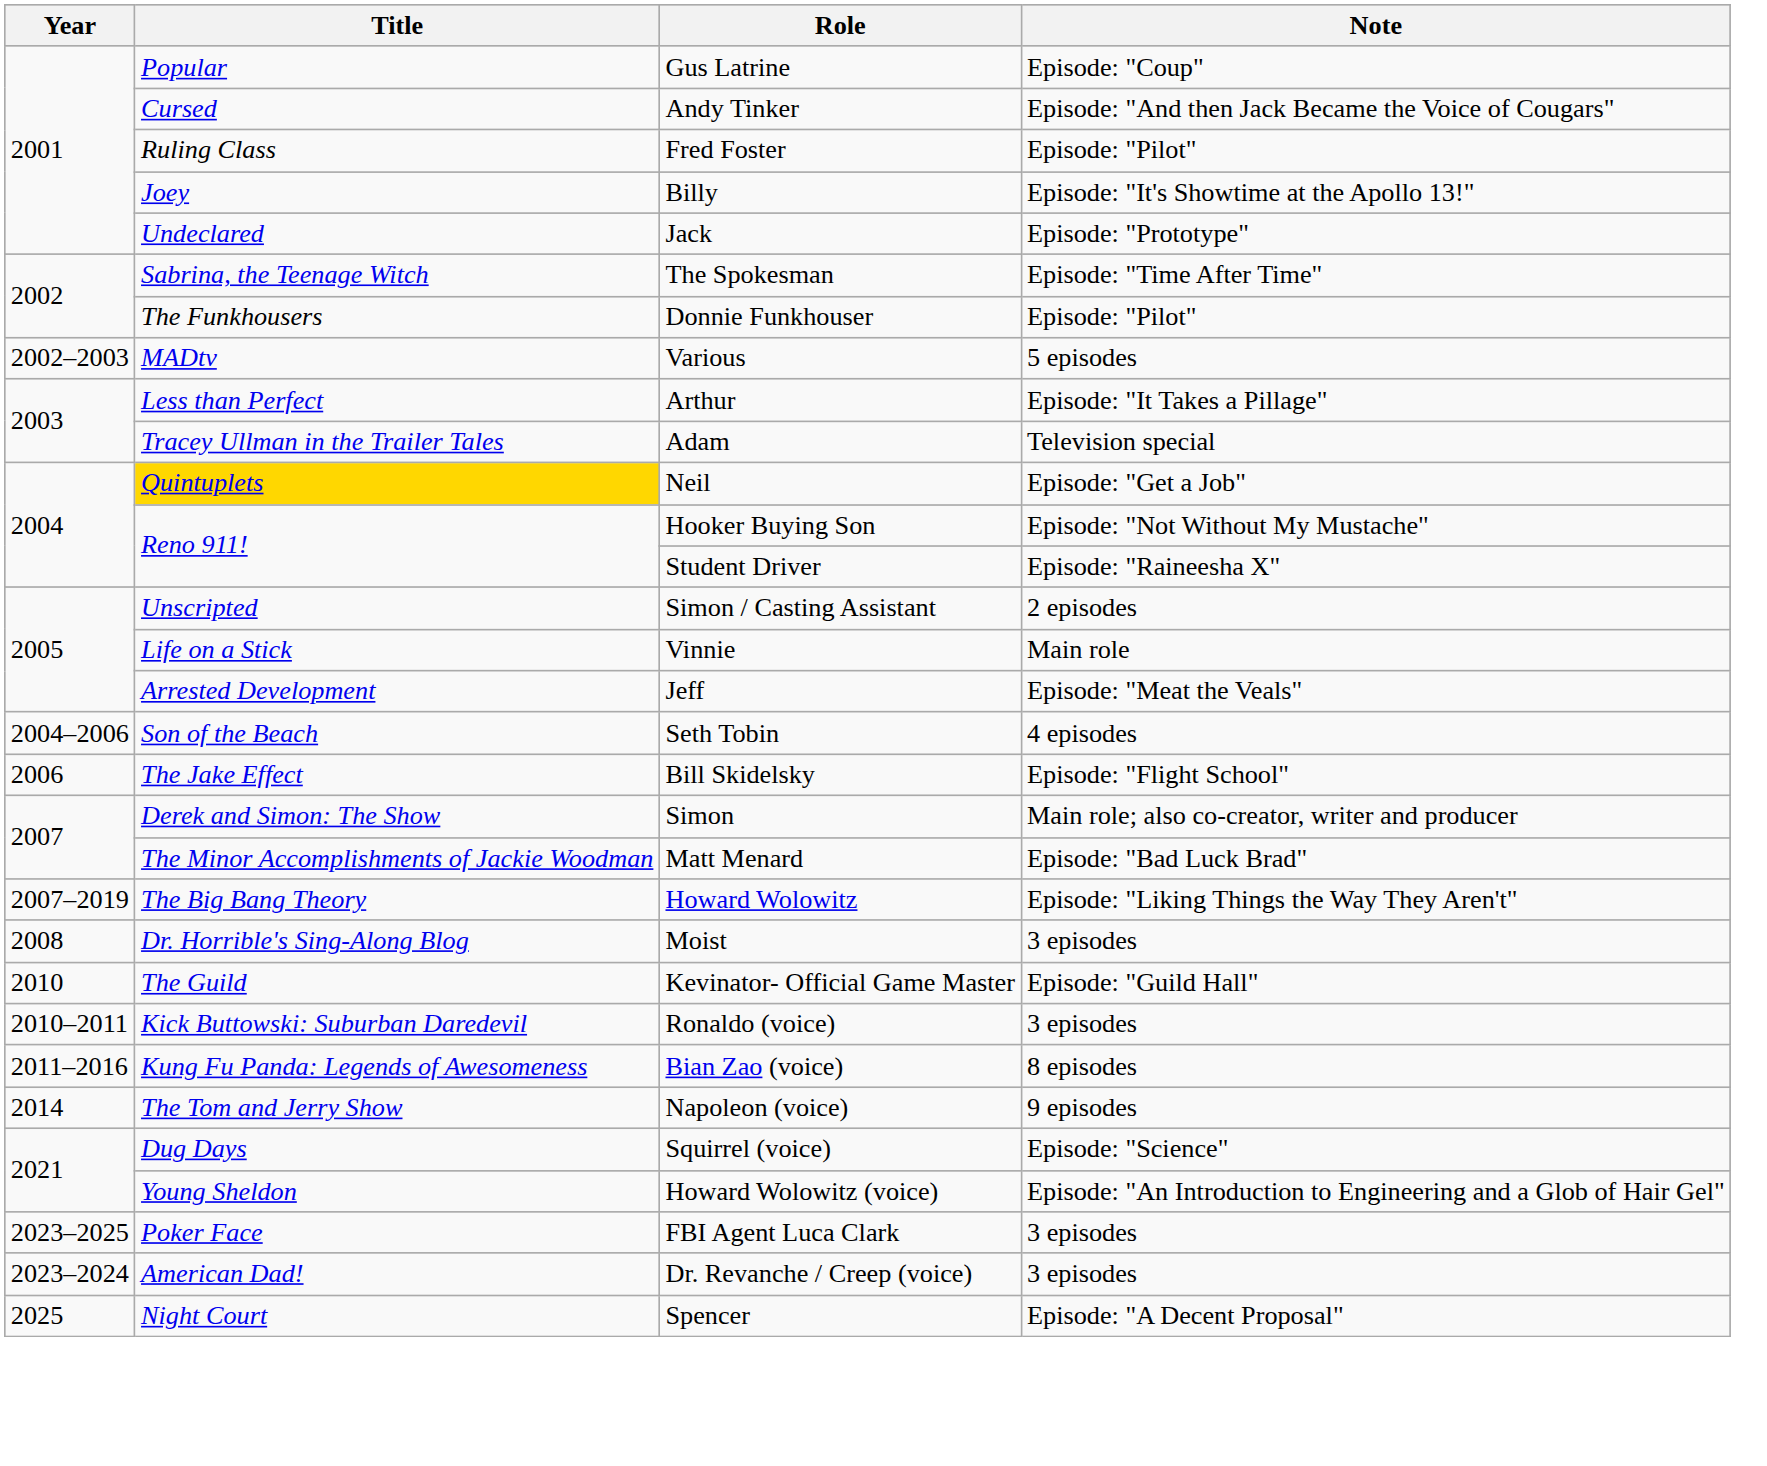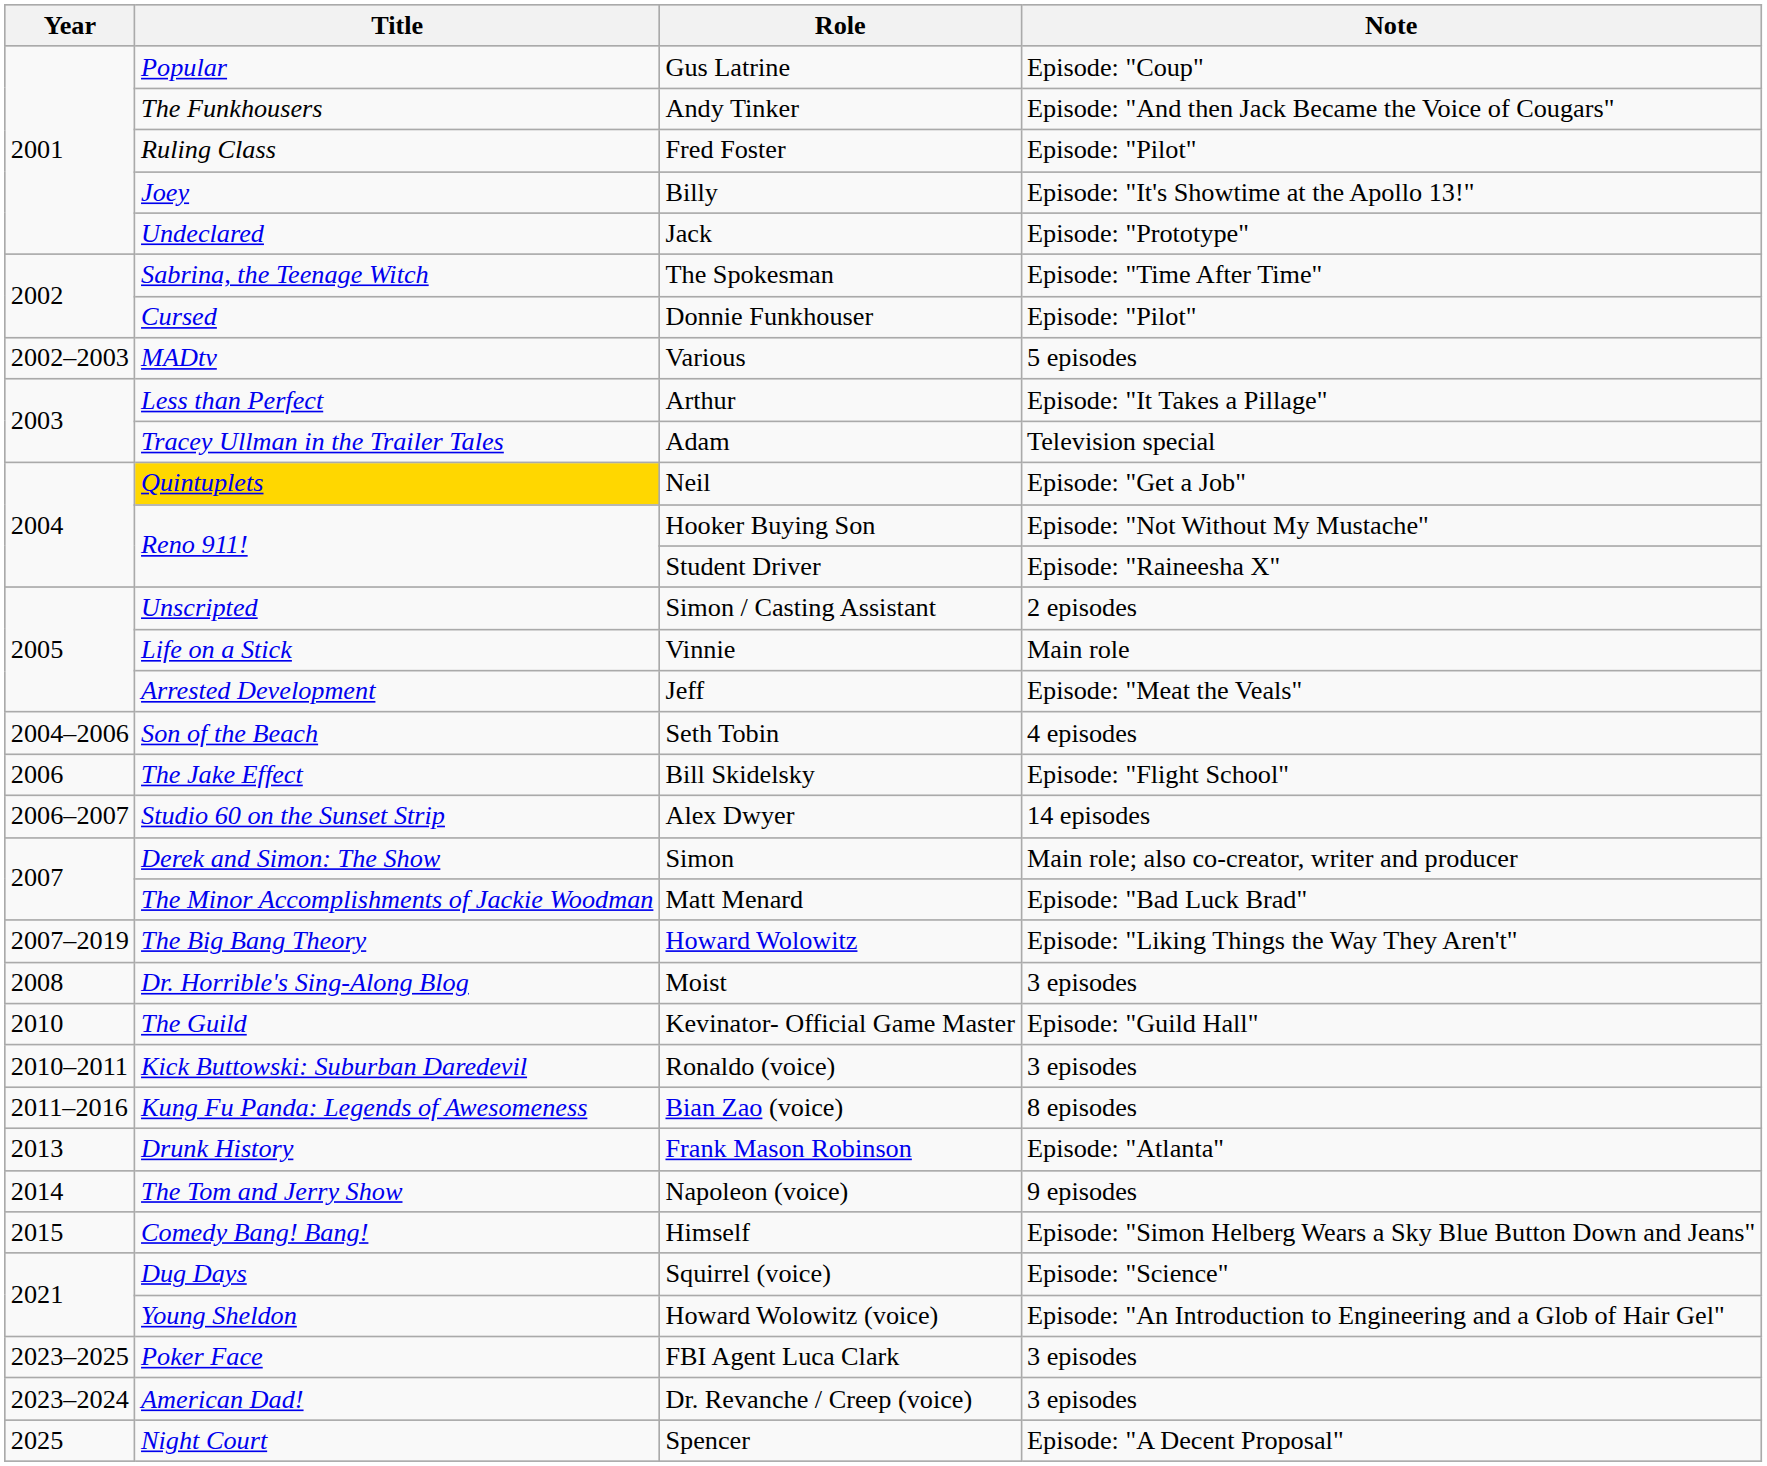(179, 108) Cursed -> (232, 108) The Funkhousers
(232, 316) The Funkhousers -> (179, 316) Cursed
+ row: (730, 815)
+ row: (789, 1148)
+ row: (708, 1232)
